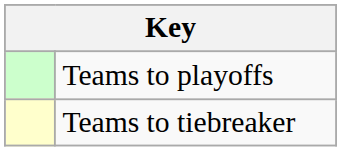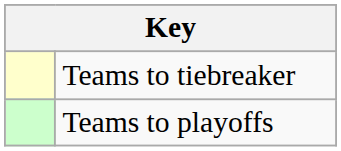rows swapped: (168, 74) <-> (179, 121)
